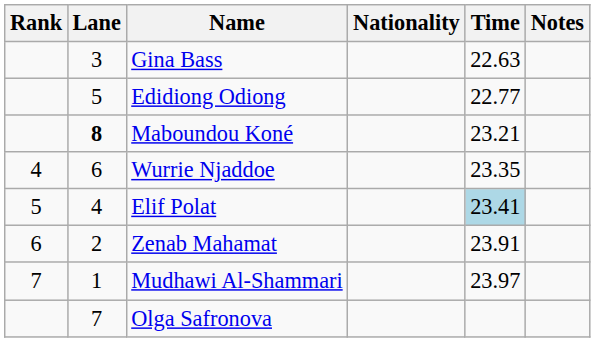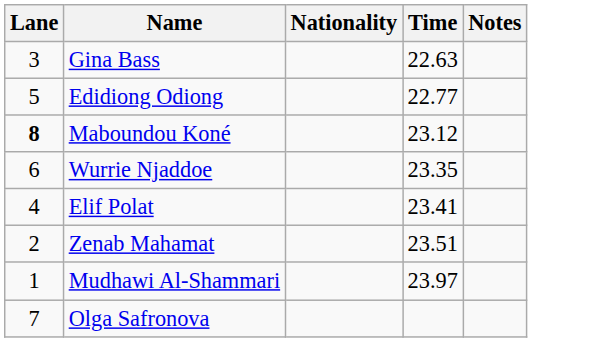- column: (36, 23)
(495, 133) 23.21 -> (433, 133) 23.12
(495, 207) lightblue background -> (433, 207) no background
(495, 244) 23.91 -> (433, 244) 23.51
